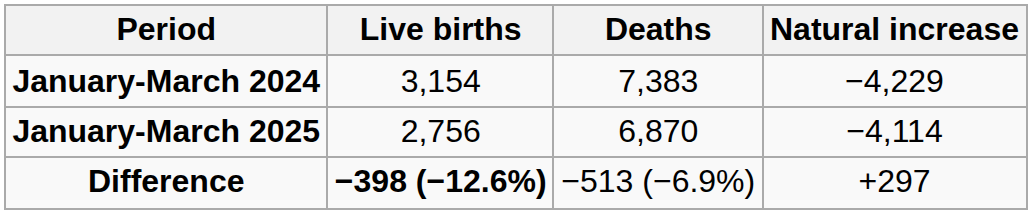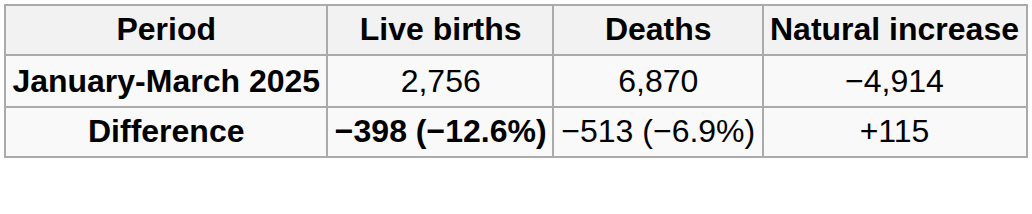- row: (166, 80)
(894, 131) −4,114 -> (894, 80) −4,914
(894, 182) +297 -> (894, 131) +115
